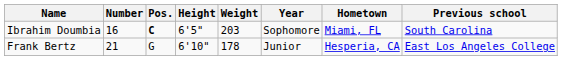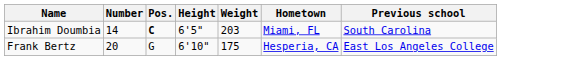- column: (292, 13)
(112, 30) 16 -> (112, 30) 14
(112, 47) 21 -> (112, 47) 20
(230, 47) 178 -> (230, 47) 175
